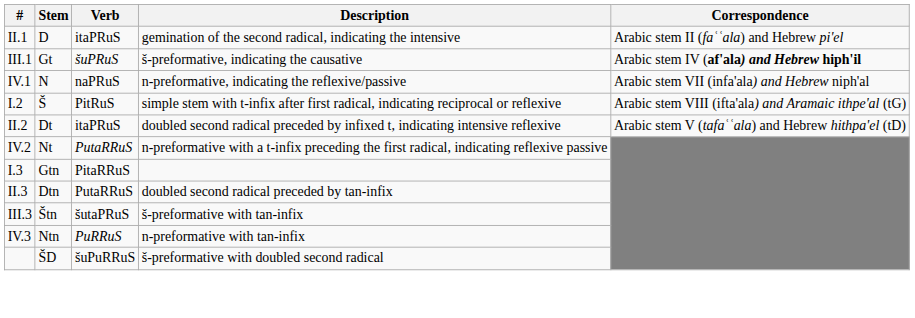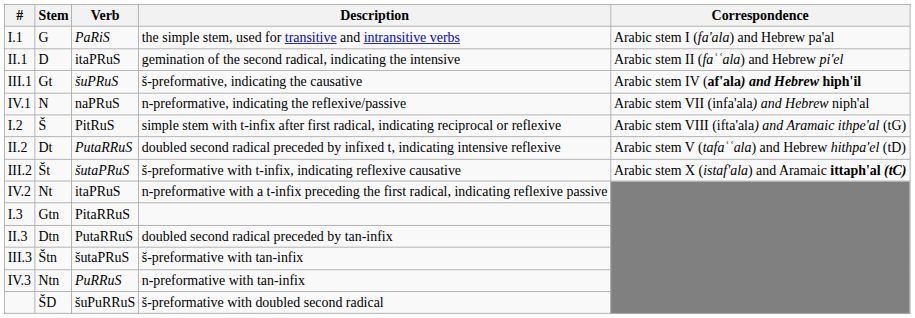+ row: (15, 37)
(98, 125) itaPRuS -> (104, 147) PutaRRuS
+ row: (20, 170)
(104, 147) PutaRRuS -> (98, 192) itaPRuS
